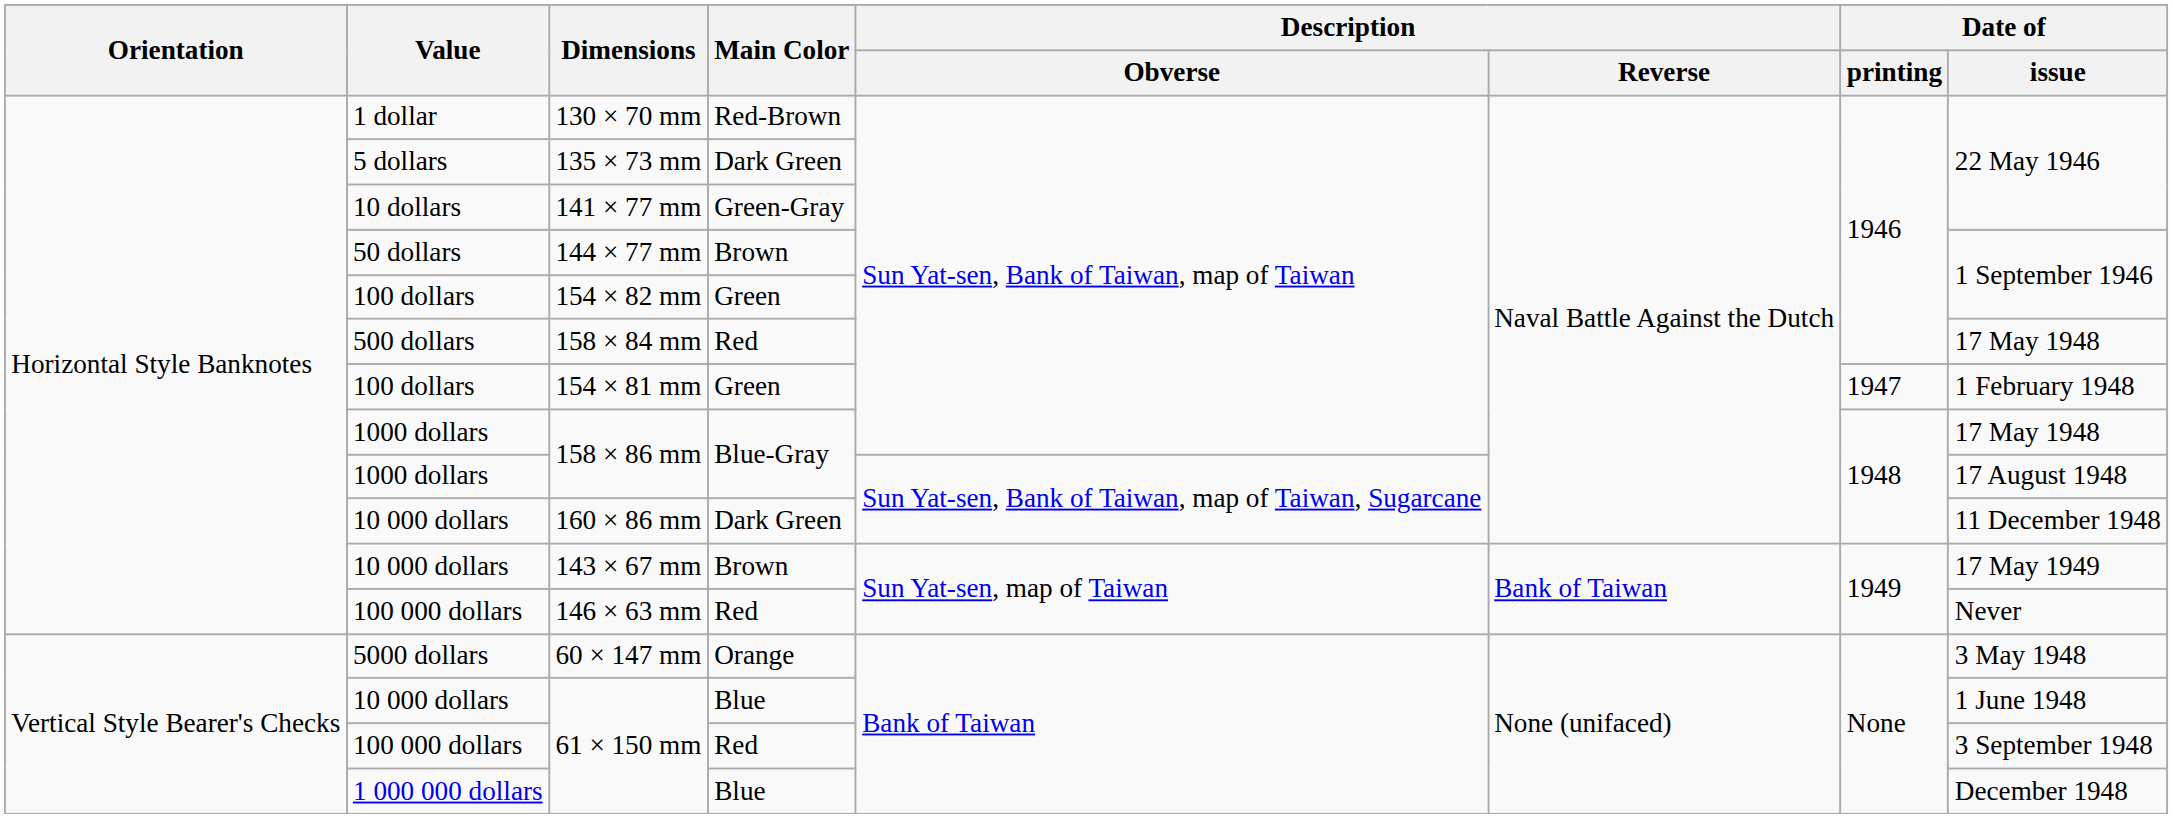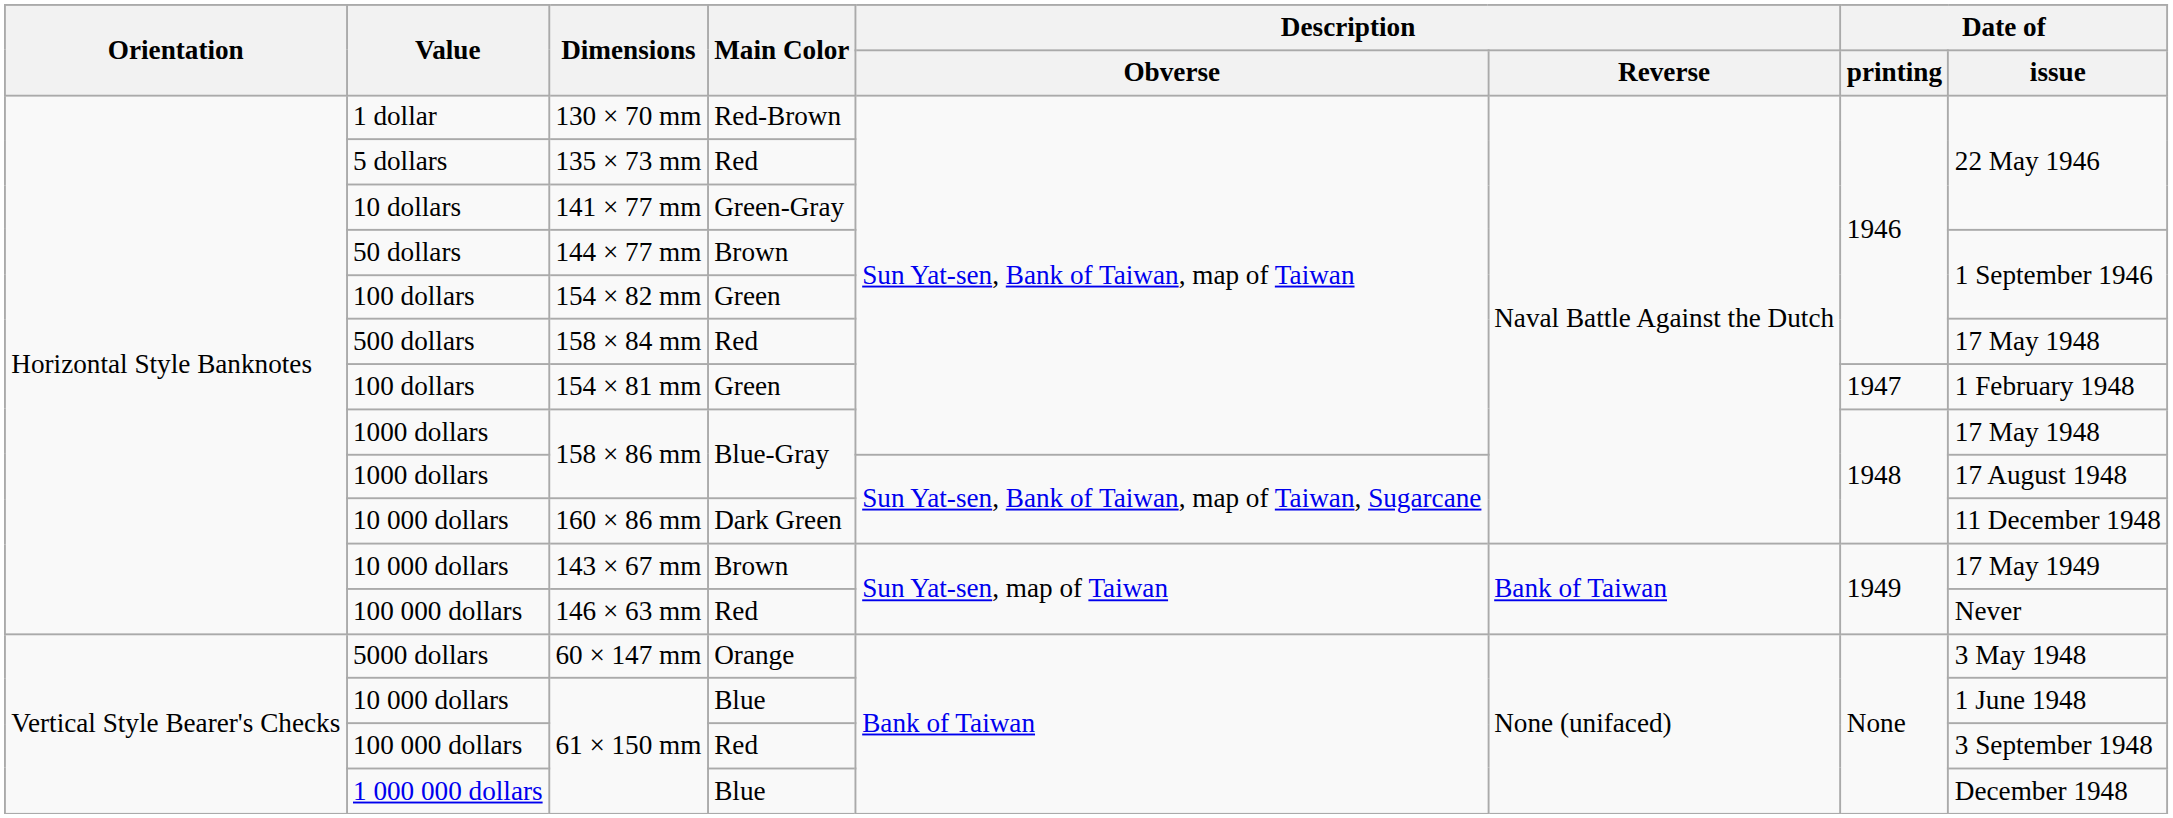(778, 161) Dark Green -> (736, 161) Red
